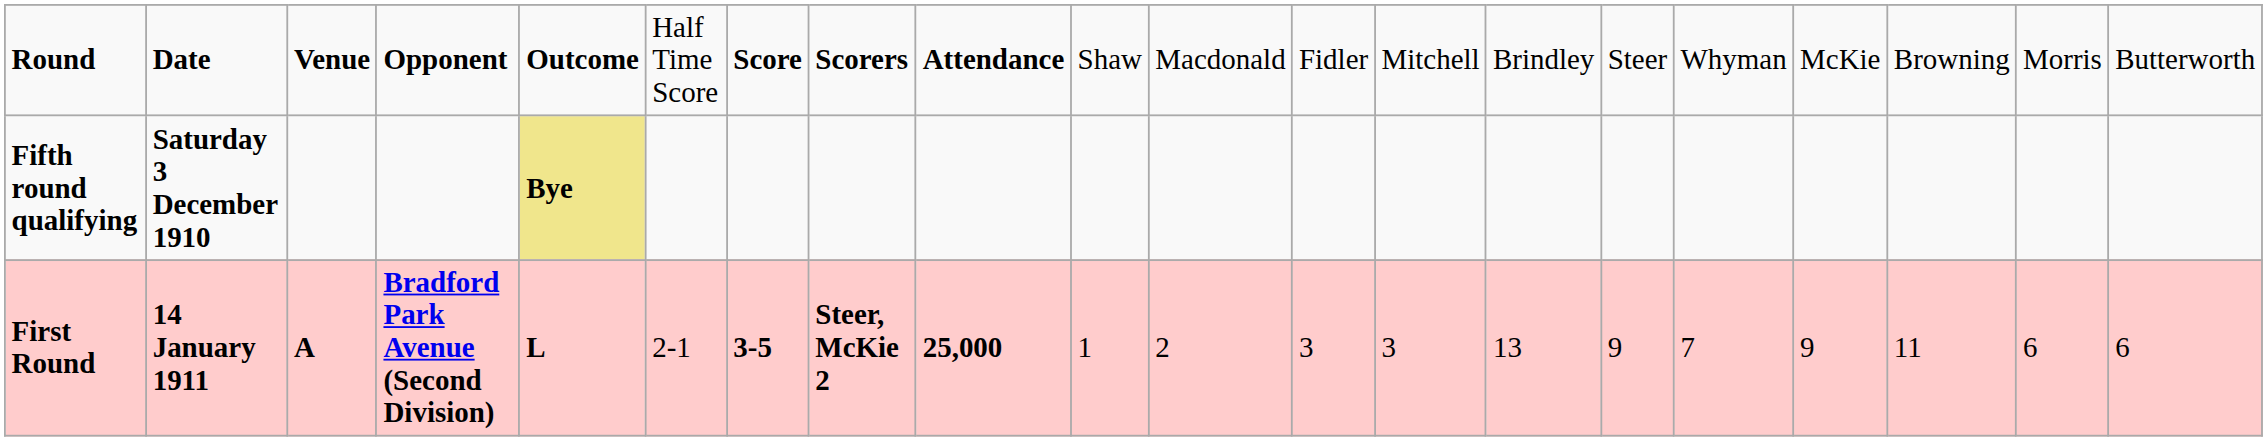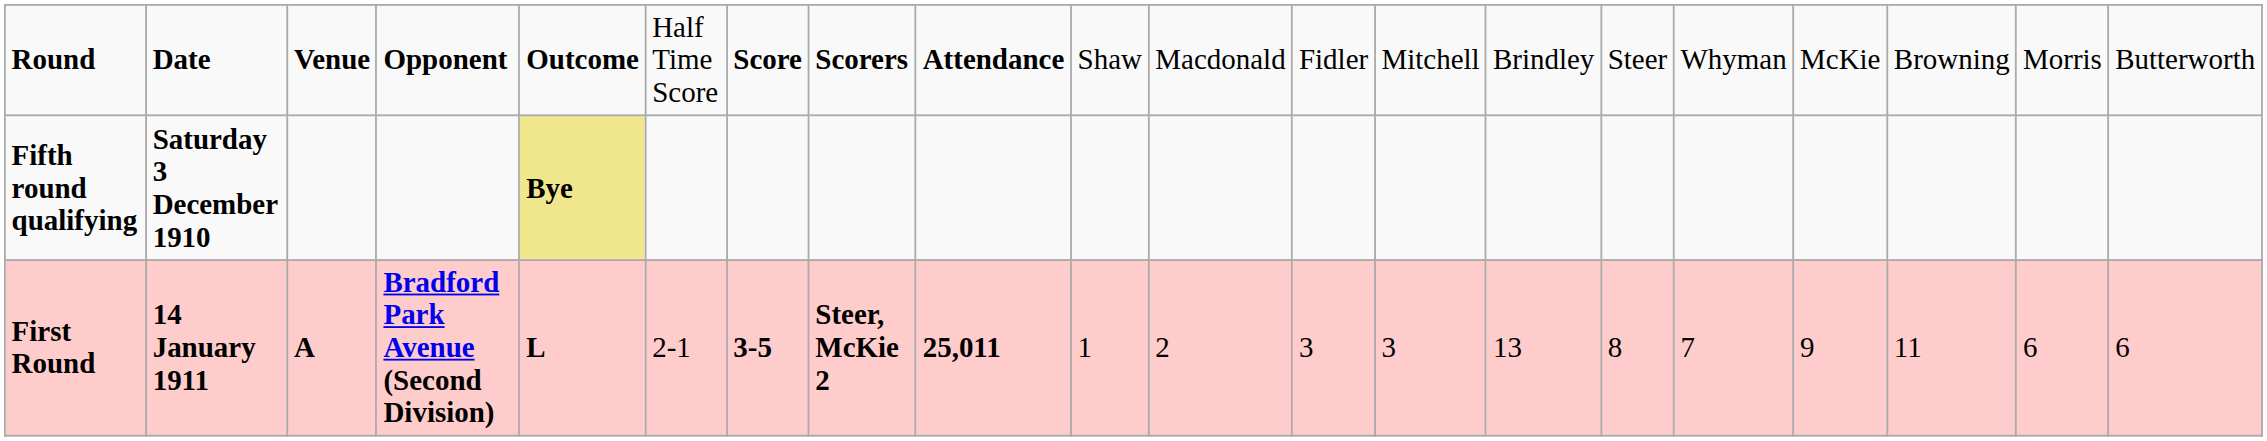(963, 347) 25,000 -> (962, 347) 25,011
(1615, 347) 9 -> (1615, 347) 8
